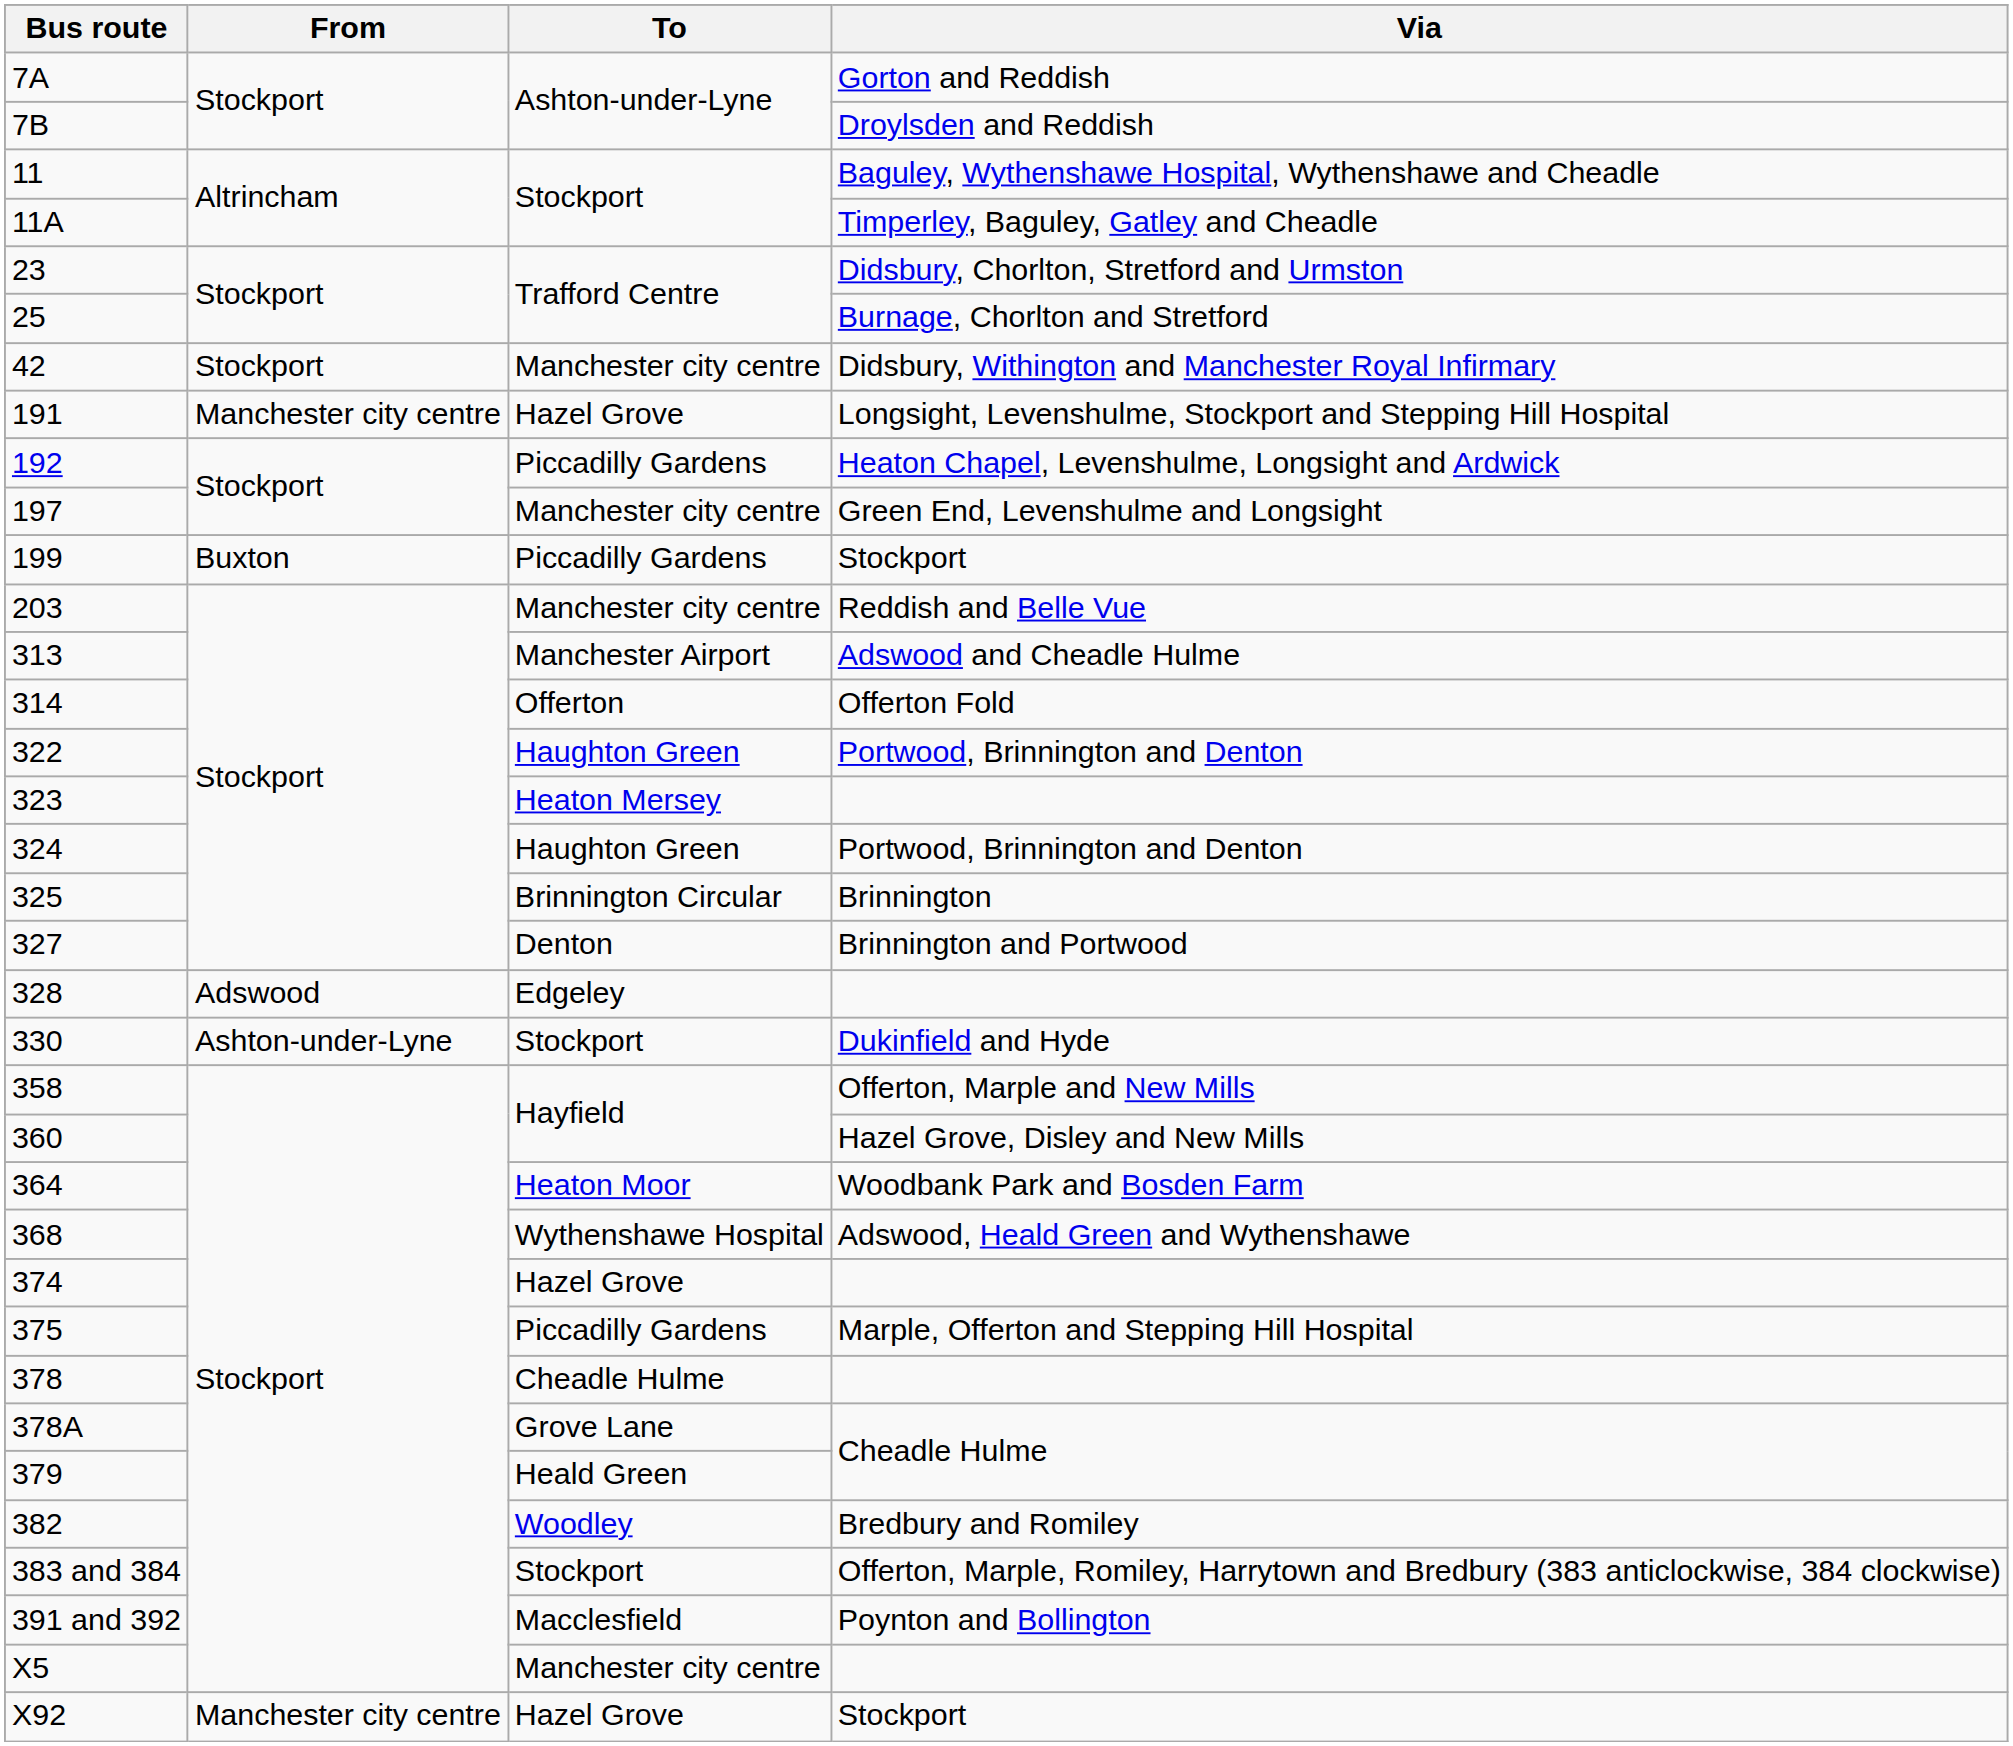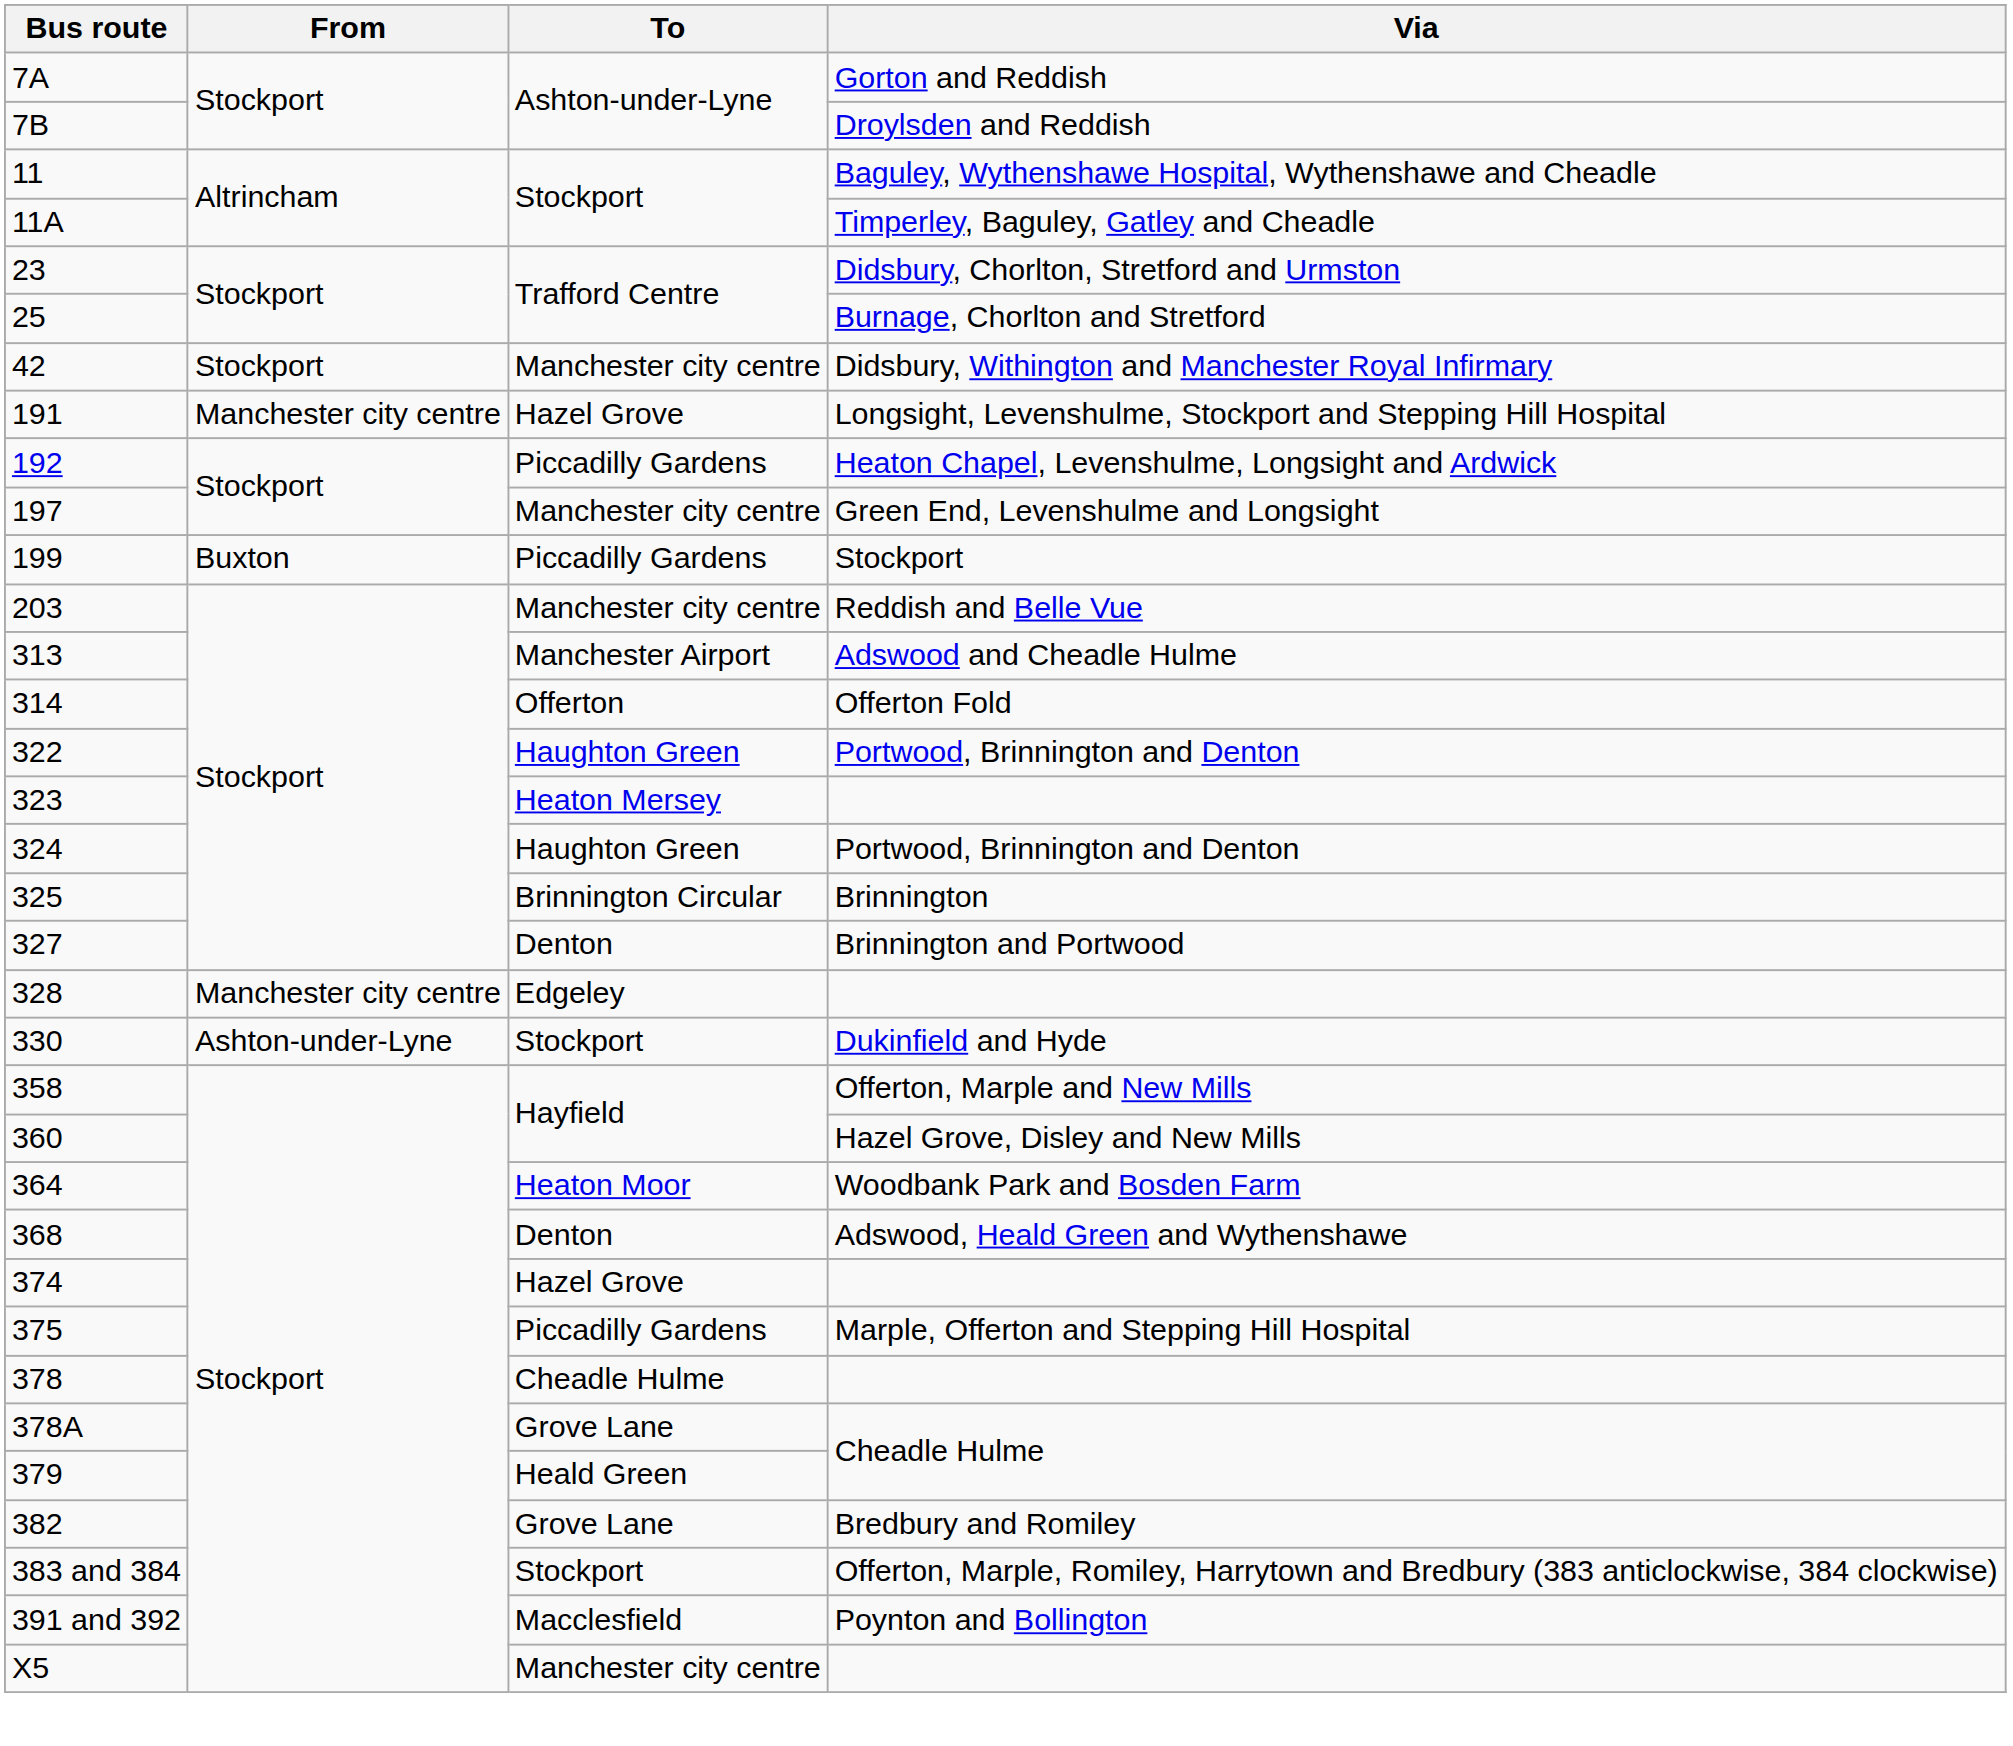(258, 992) Adswood -> (348, 992) Manchester city centre
(669, 1233) Wythenshawe Hospital -> (564, 1233) Denton
(574, 1523) Woodley -> (594, 1523) Grove Lane
- row: (39, 1716)
